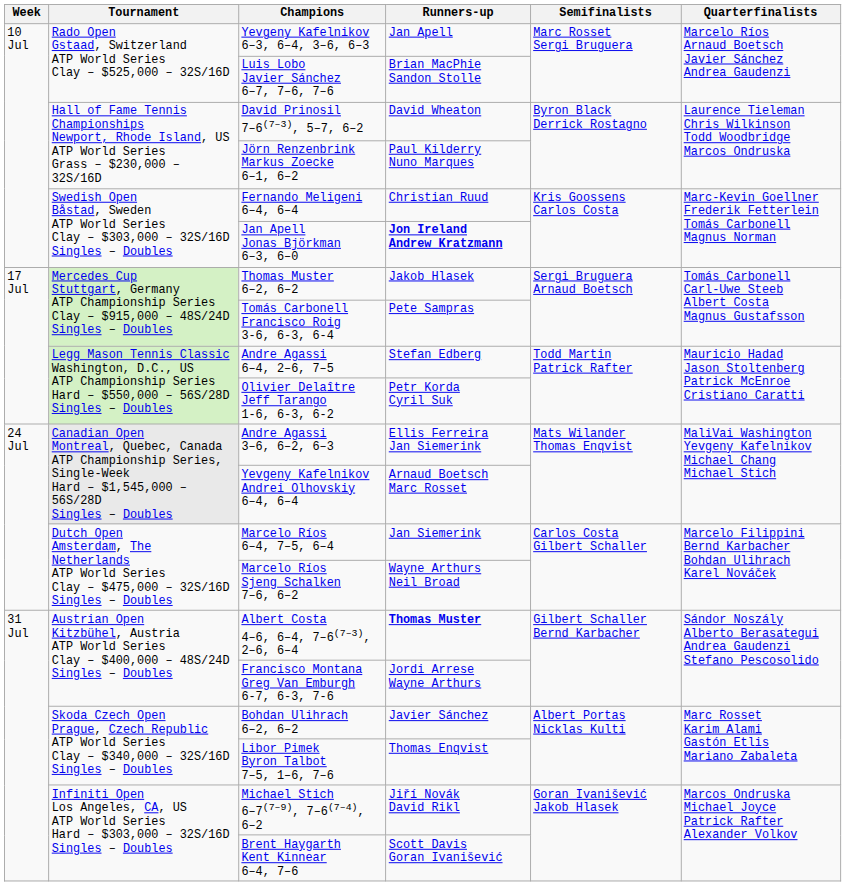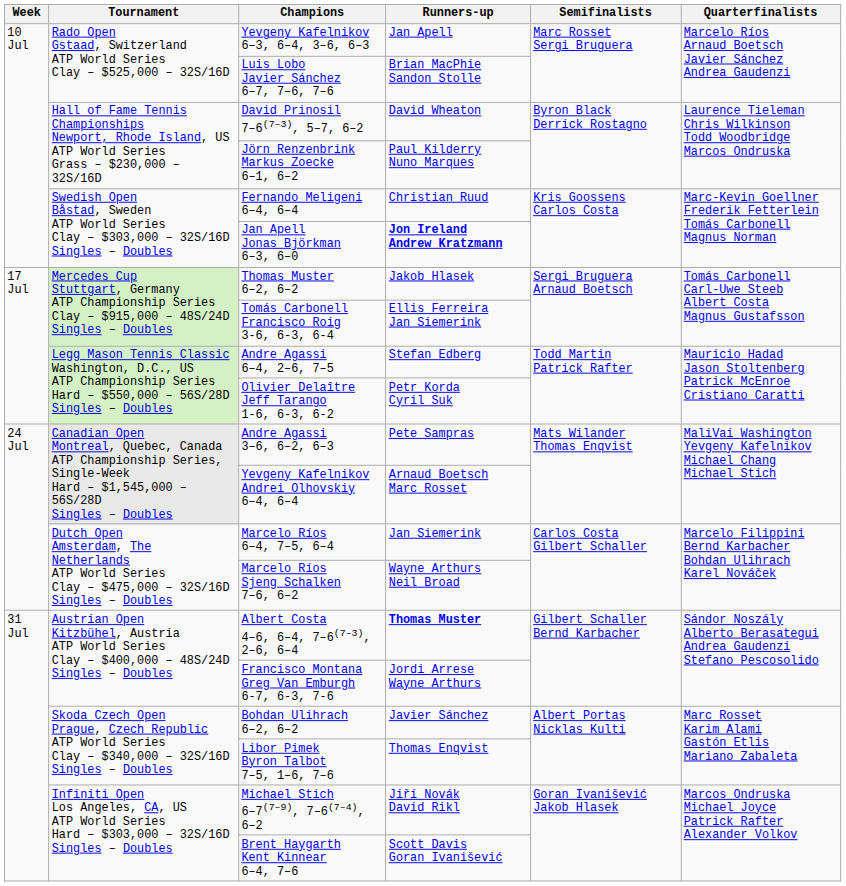(431, 310) Pete Sampras -> (439, 316) Ellis Ferreira Jan Siemerink
(439, 441) Ellis Ferreira Jan Siemerink -> (431, 434) Pete Sampras
